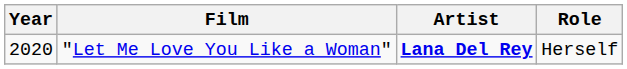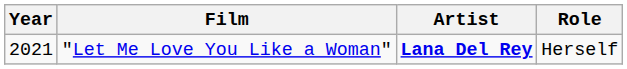(31, 50) 2020 -> (31, 50) 2021
